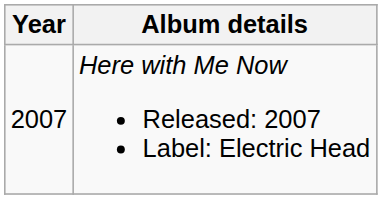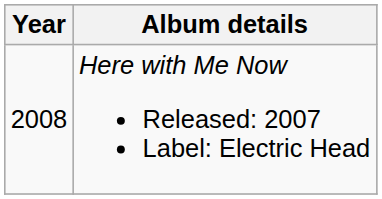(39, 119) 2007 -> (39, 119) 2008
